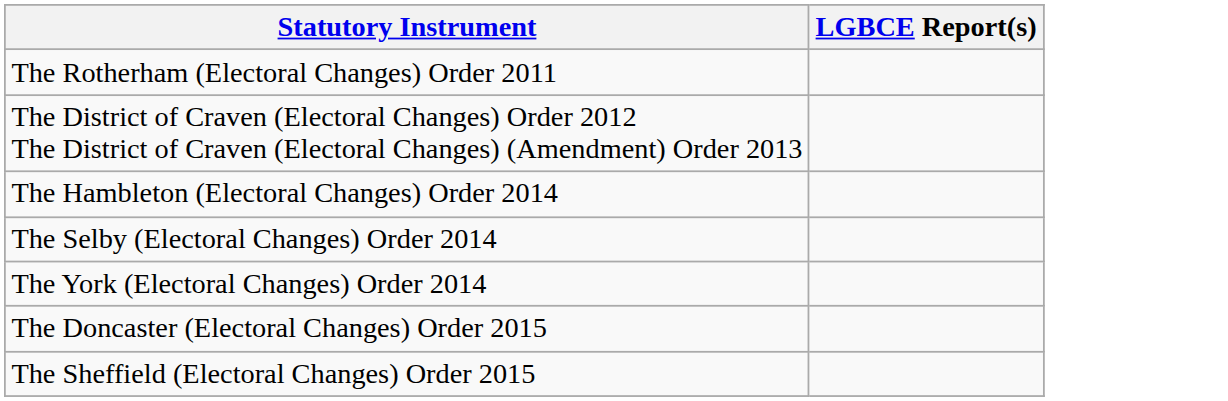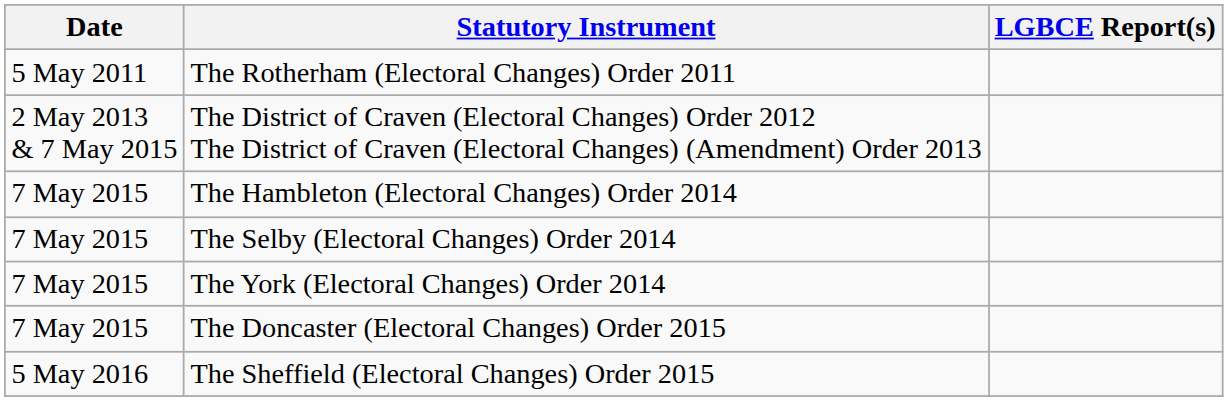+ column: (94, 26)
